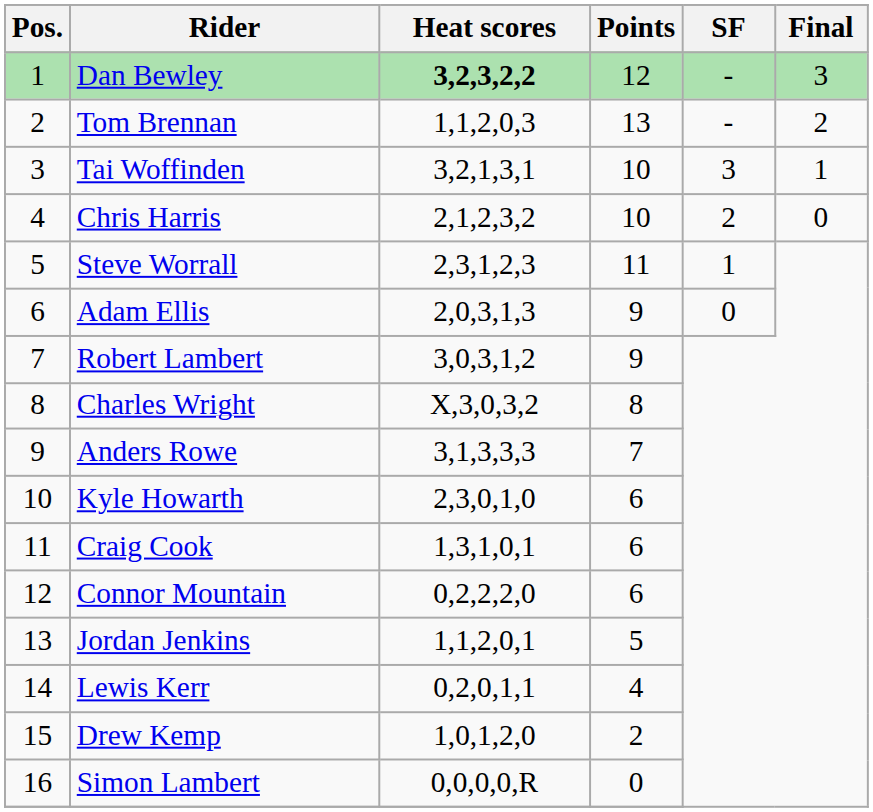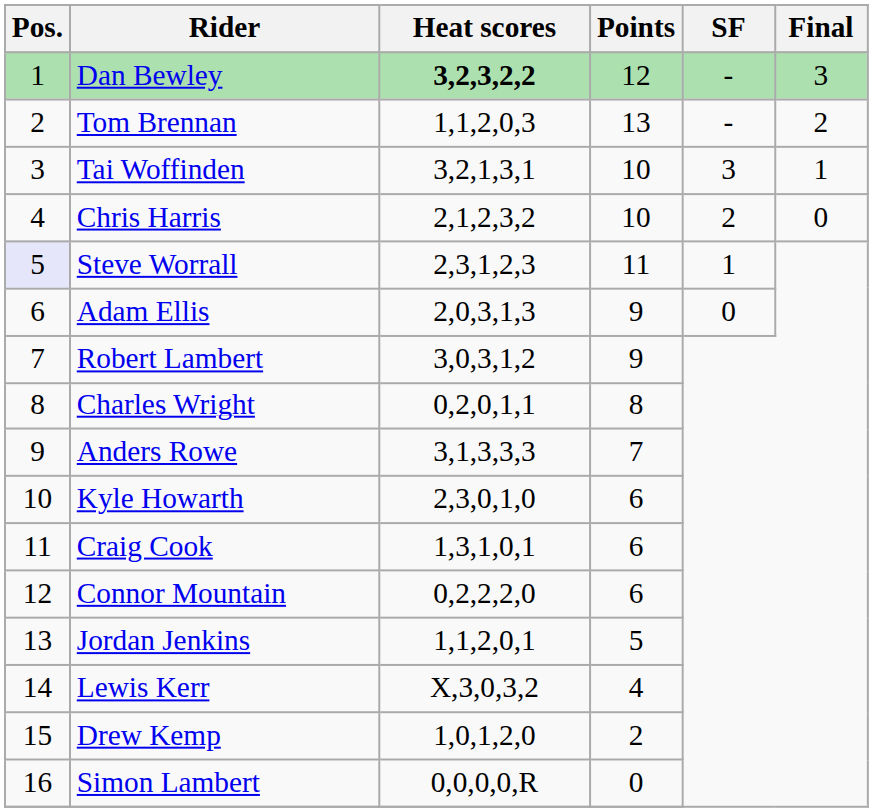(37, 263) no background -> (37, 263) lavender background
(484, 405) X,3,0,3,2 -> (484, 405) 0,2,0,1,1
(484, 688) 0,2,0,1,1 -> (484, 688) X,3,0,3,2
